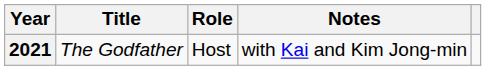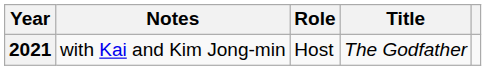columns swapped: (122, 19) <-> (354, 19)
